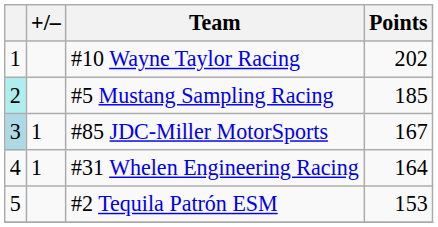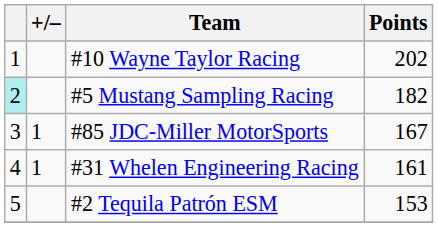(411, 95) 185 -> (411, 95) 182
(15, 131) lightblue background -> (15, 131) no background
(411, 168) 164 -> (411, 168) 161
